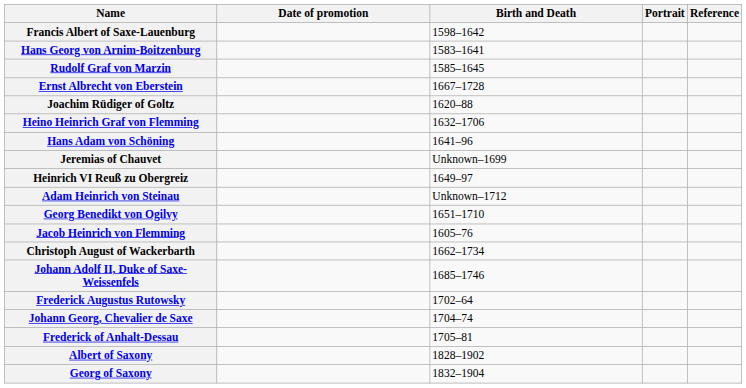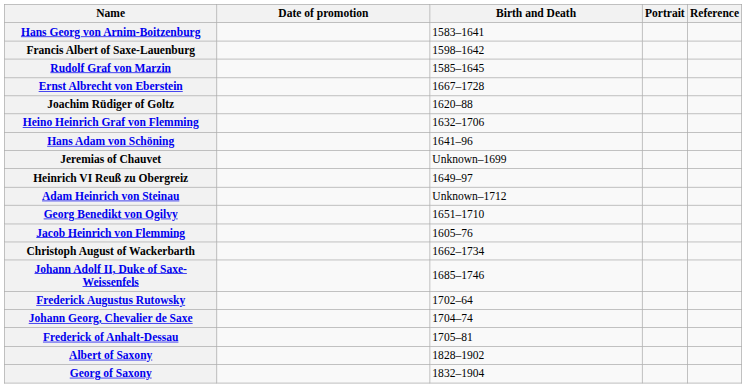rows swapped: (111, 50) <-> (111, 31)
